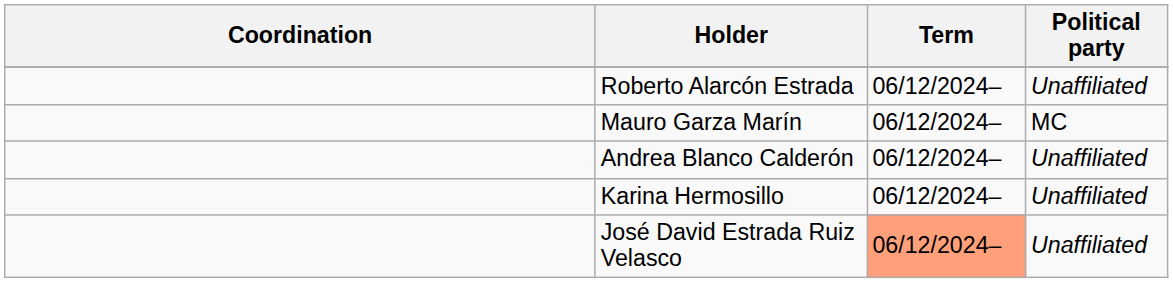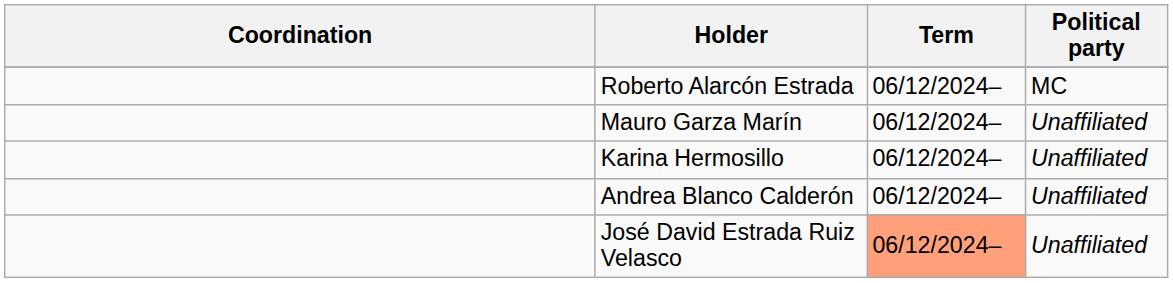(1089, 85) Unaffiliated -> (1049, 85) MC
(1049, 122) MC -> (1089, 122) Unaffiliated
rows swapped: (727, 159) <-> (692, 196)
